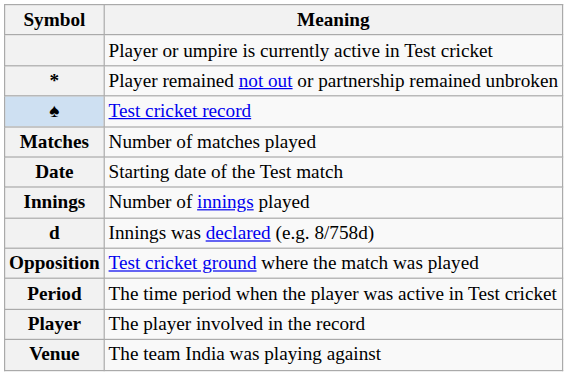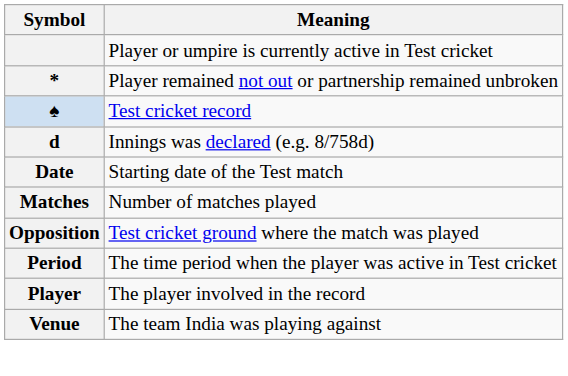rows swapped: (54, 232) <-> (54, 141)
- row: (54, 202)
